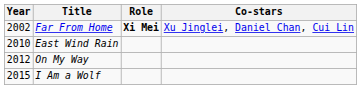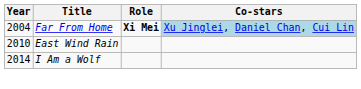(19, 29) 2002 -> (19, 29) 2004
(259, 29) no background -> (259, 29) lightblue background
- row: (62, 61)
(19, 77) 2015 -> (19, 61) 2014
